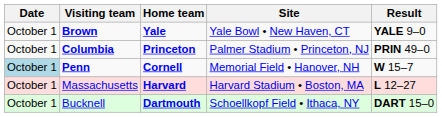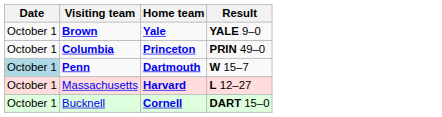- column: (289, 13)
(163, 67) Cornell -> (172, 67) Dartmouth
(172, 103) Dartmouth -> (163, 103) Cornell
